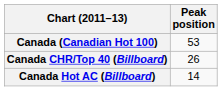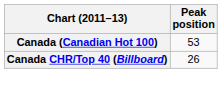- row: (87, 77)
